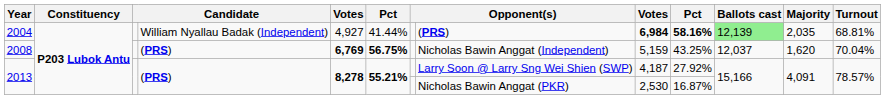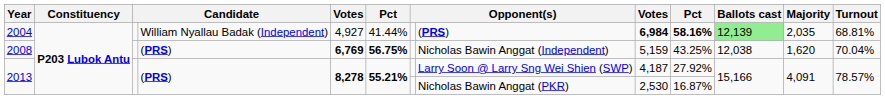(735, 49) 12,037 -> (735, 49) 12,038
